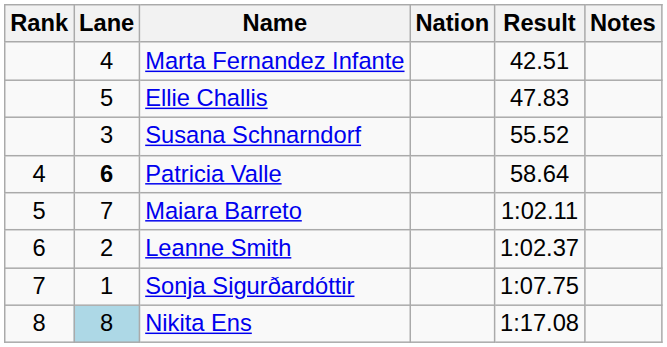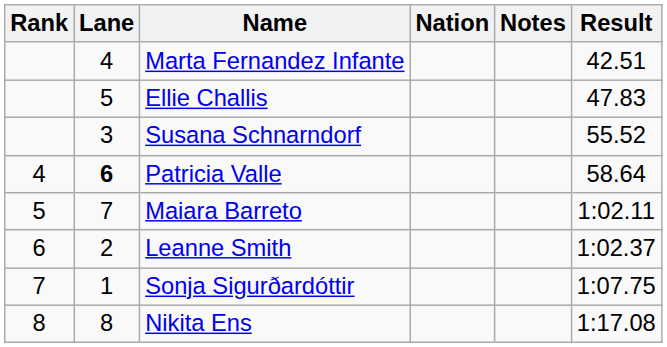columns swapped: (540, 23) <-> (623, 23)
(107, 323) lightblue background -> (107, 323) no background
